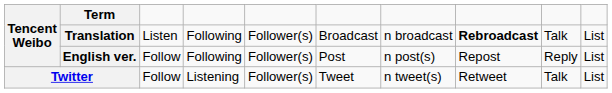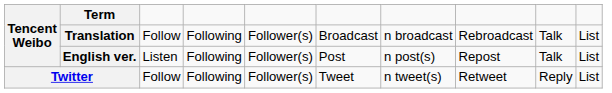(160, 35) Listen -> (161, 35) Follow
(498, 35) bold -> (496, 35) normal
(161, 56) Follow -> (160, 56) Listen
(561, 56) Reply -> (551, 56) Talk
(213, 77) Listening -> (214, 77) Following
(556, 77) Talk -> (556, 77) Reply
